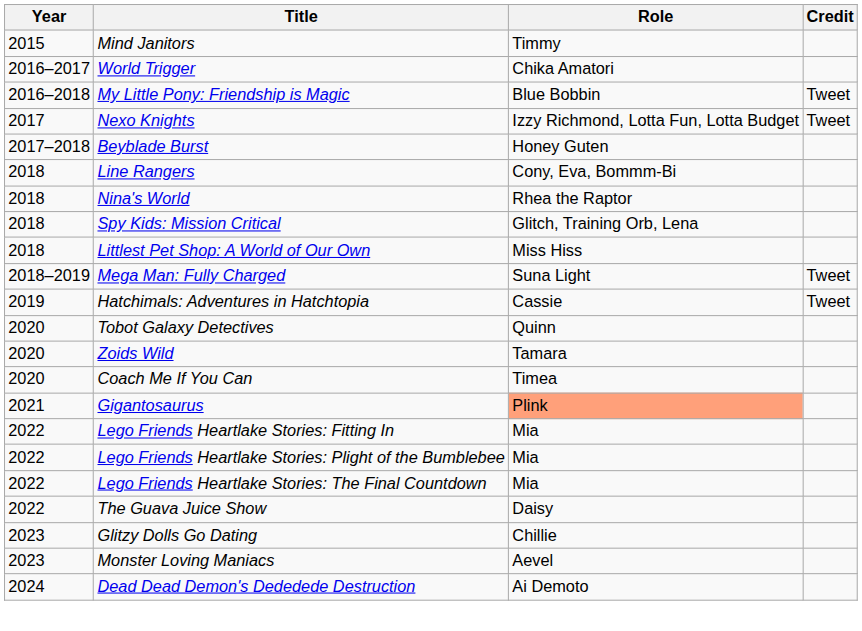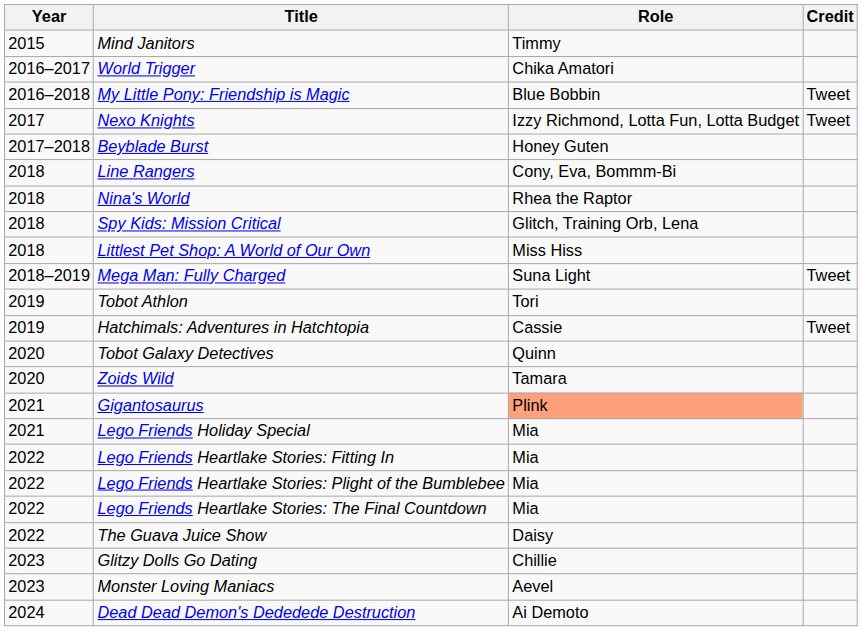+ row: (143, 302)
- row: (175, 379)
+ row: (204, 431)
